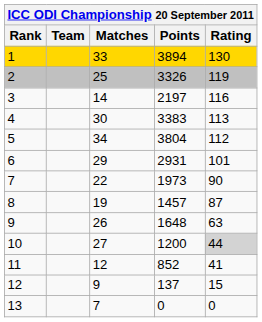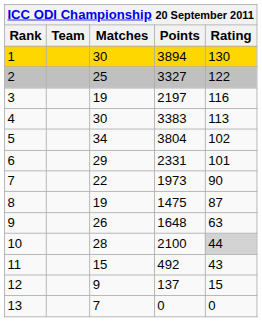(100, 56) 33 -> (100, 56) 30
(172, 77) 3326 -> (172, 77) 3327
(219, 77) 119 -> (219, 77) 122
(100, 98) 14 -> (100, 98) 19
(219, 139) 112 -> (219, 139) 102
(172, 160) 2931 -> (172, 160) 2331
(172, 202) 1457 -> (172, 202) 1475
(100, 243) 27 -> (100, 243) 28
(172, 243) 1200 -> (172, 243) 2100
(100, 264) 12 -> (100, 264) 15
(168, 264) 852 -> (168, 264) 492
(216, 264) 41 -> (216, 264) 43
